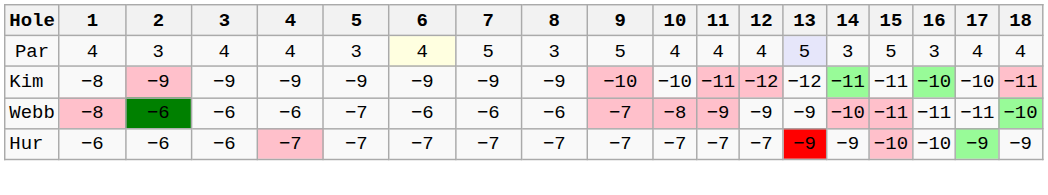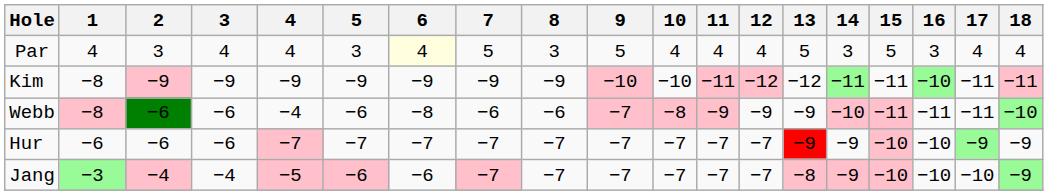(805, 51) lavender background -> (805, 51) no background
(977, 82) −10 -> (977, 82) −11
(290, 113) −6 -> (290, 113) −4
(356, 113) −7 -> (356, 113) −6
(422, 113) −6 -> (422, 113) −8
+ row: (32, 175)
